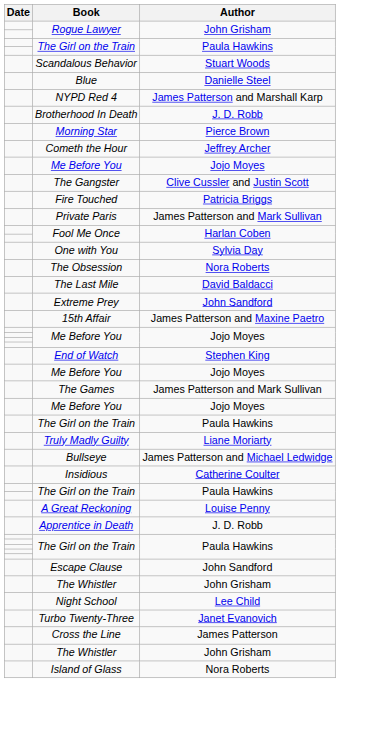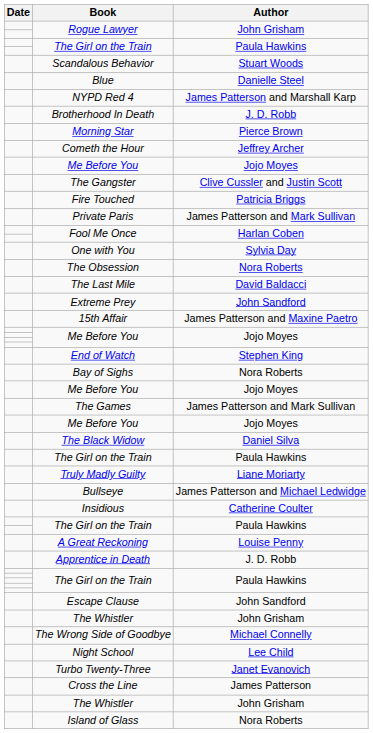+ row: (103, 372)
+ row: (103, 440)
+ row: (103, 635)
